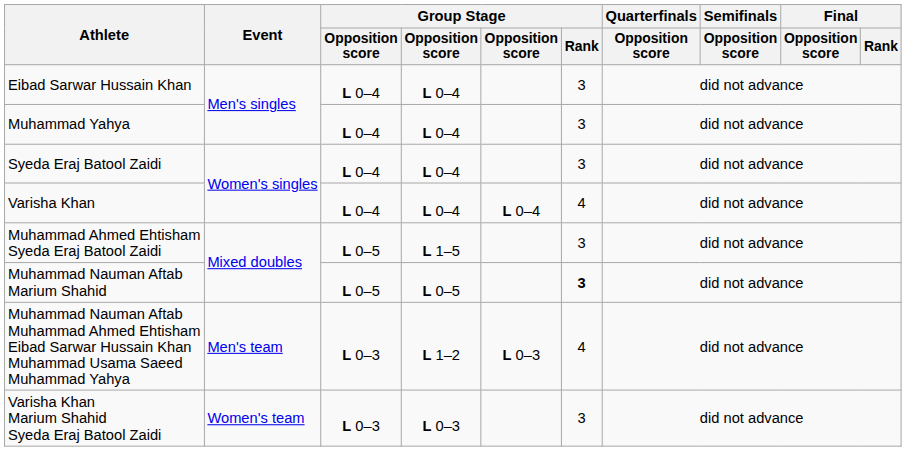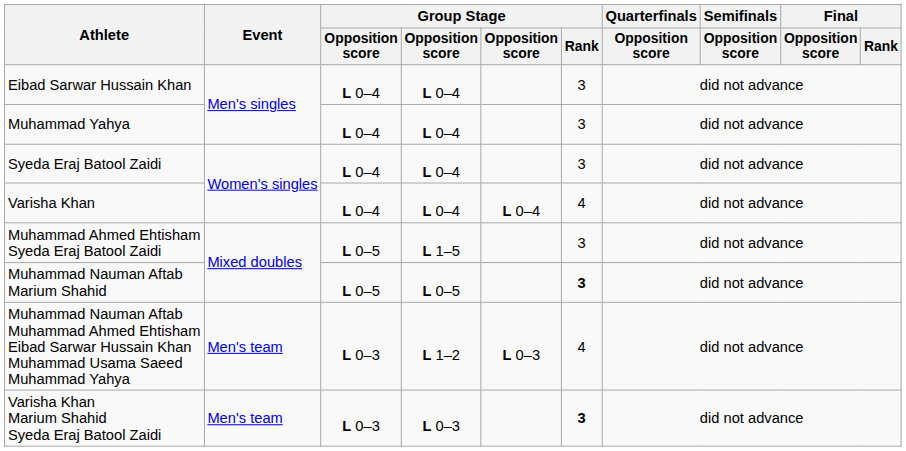(256, 419) Women's team -> (245, 419) Men's team
(582, 419) normal -> (582, 419) bold
